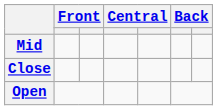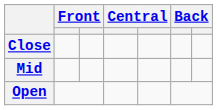rows swapped: (29, 70) <-> (29, 46)
